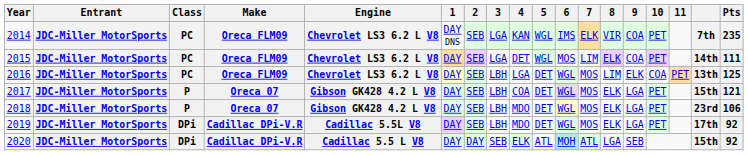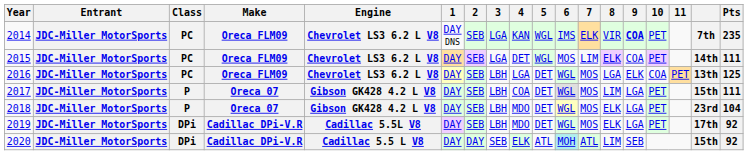(635, 35) normal -> (635, 35) bold
(612, 74) LIM -> (612, 74) LGA
(612, 91) ELK -> (612, 91) LIM
(732, 91) 121 -> (732, 91) 111
(732, 108) 106 -> (732, 108) 104
(612, 141) LGA -> (612, 141) LIM
